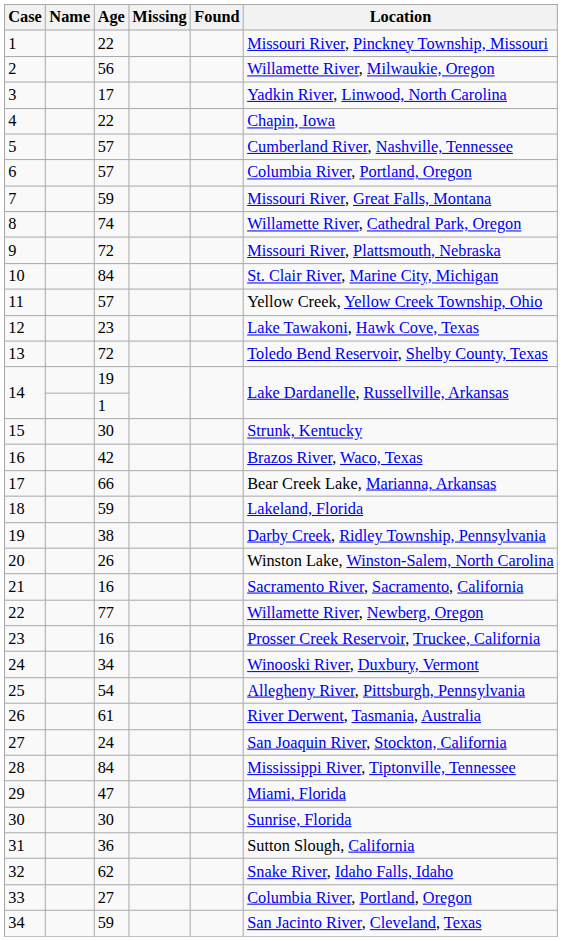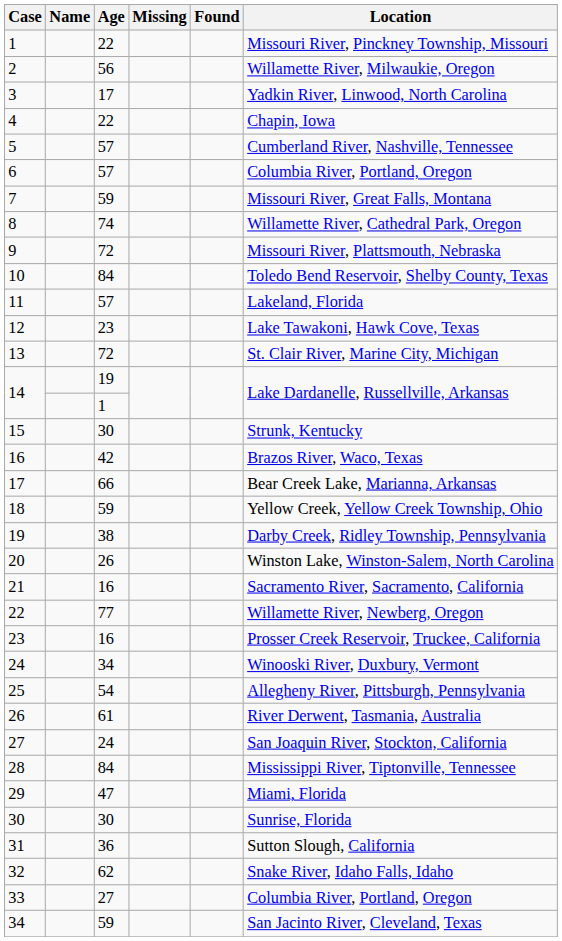(373, 276) St. Clair River, Marine City, Michigan -> (398, 276) Toledo Bend Reservoir, Shelby County, Texas
(395, 302) Yellow Creek, Yellow Creek Township, Ohio -> (305, 302) Lakeland, Florida
(398, 353) Toledo Bend Reservoir, Shelby County, Texas -> (373, 353) St. Clair River, Marine City, Michigan
(305, 509) Lakeland, Florida -> (395, 509) Yellow Creek, Yellow Creek Township, Ohio
